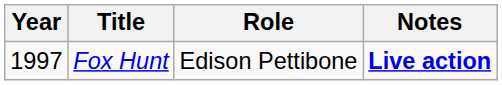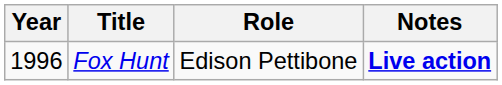(36, 60) 1997 -> (36, 60) 1996
